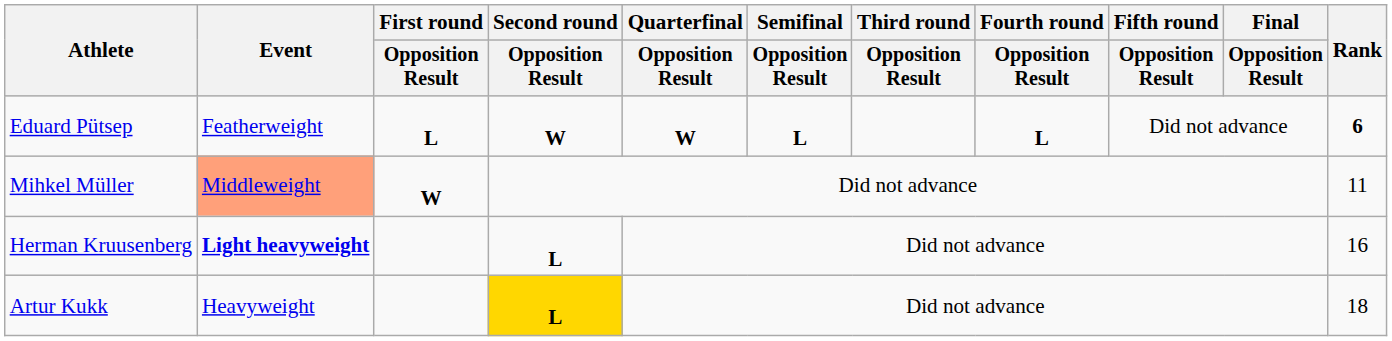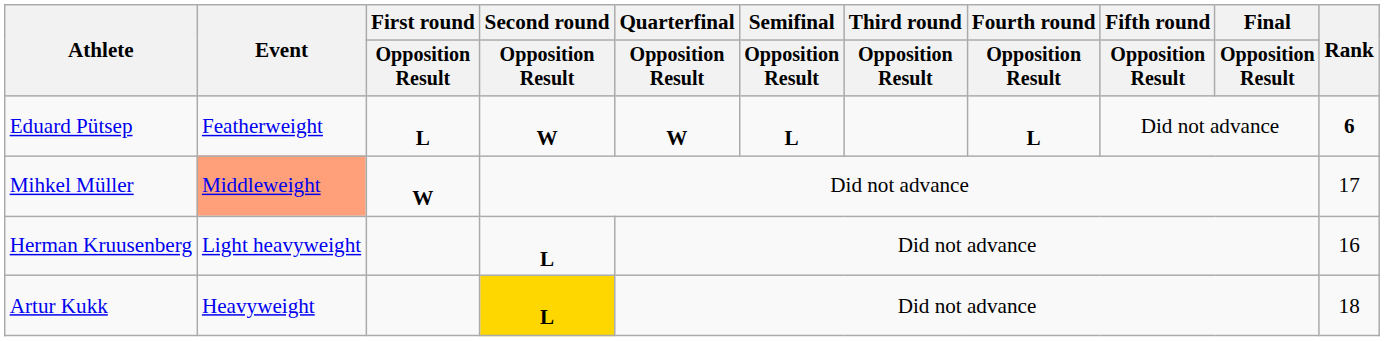(1357, 186) 11 -> (1349, 186) 17
(286, 246) bold -> (282, 246) normal
